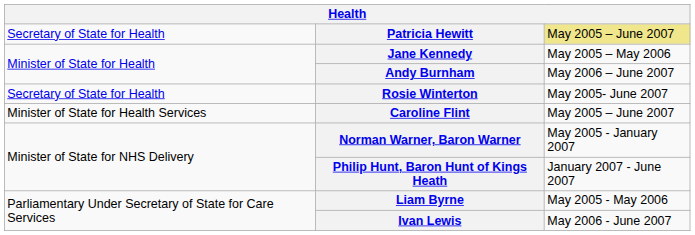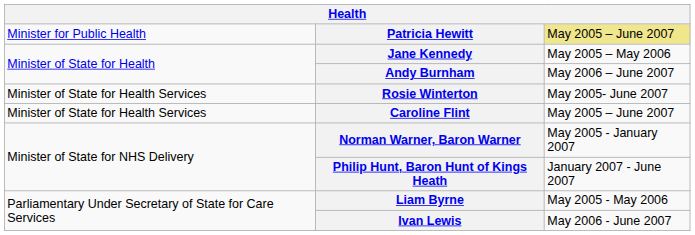(86, 34) Secretary of State for Health -> (77, 34) Minister for Public Health
(86, 93) Secretary of State for Health -> (107, 93) Minister of State for Health Services
